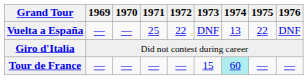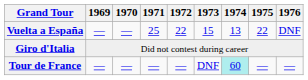(208, 30) DNF -> (208, 30) 15
(208, 65) 15 -> (208, 65) DNF
